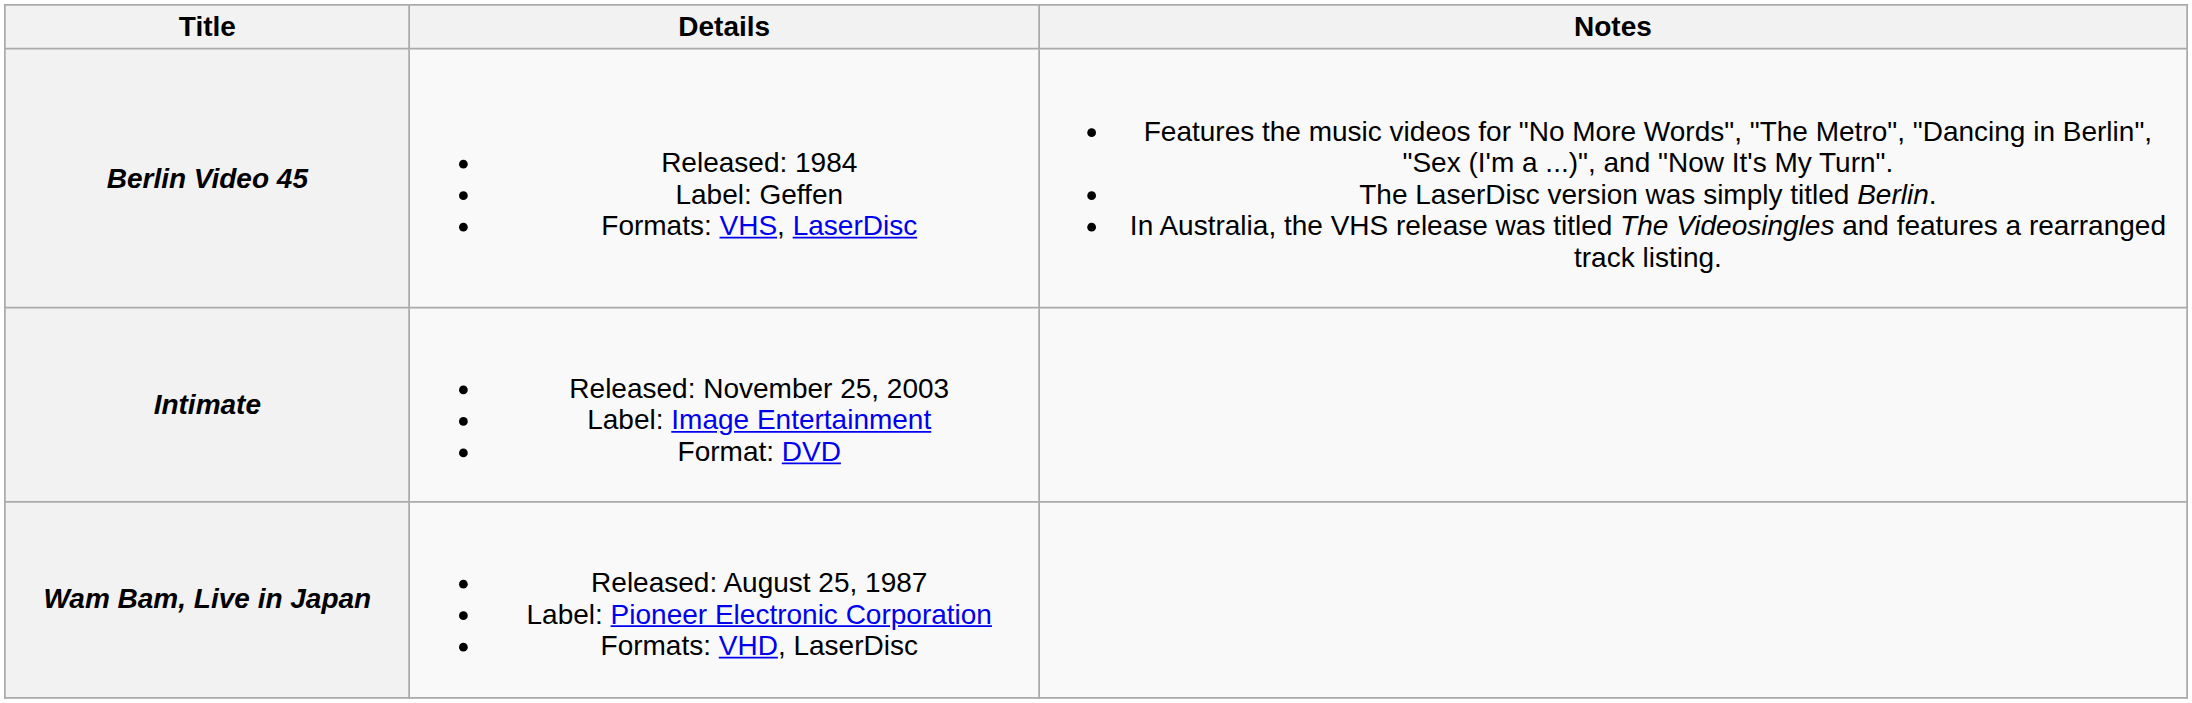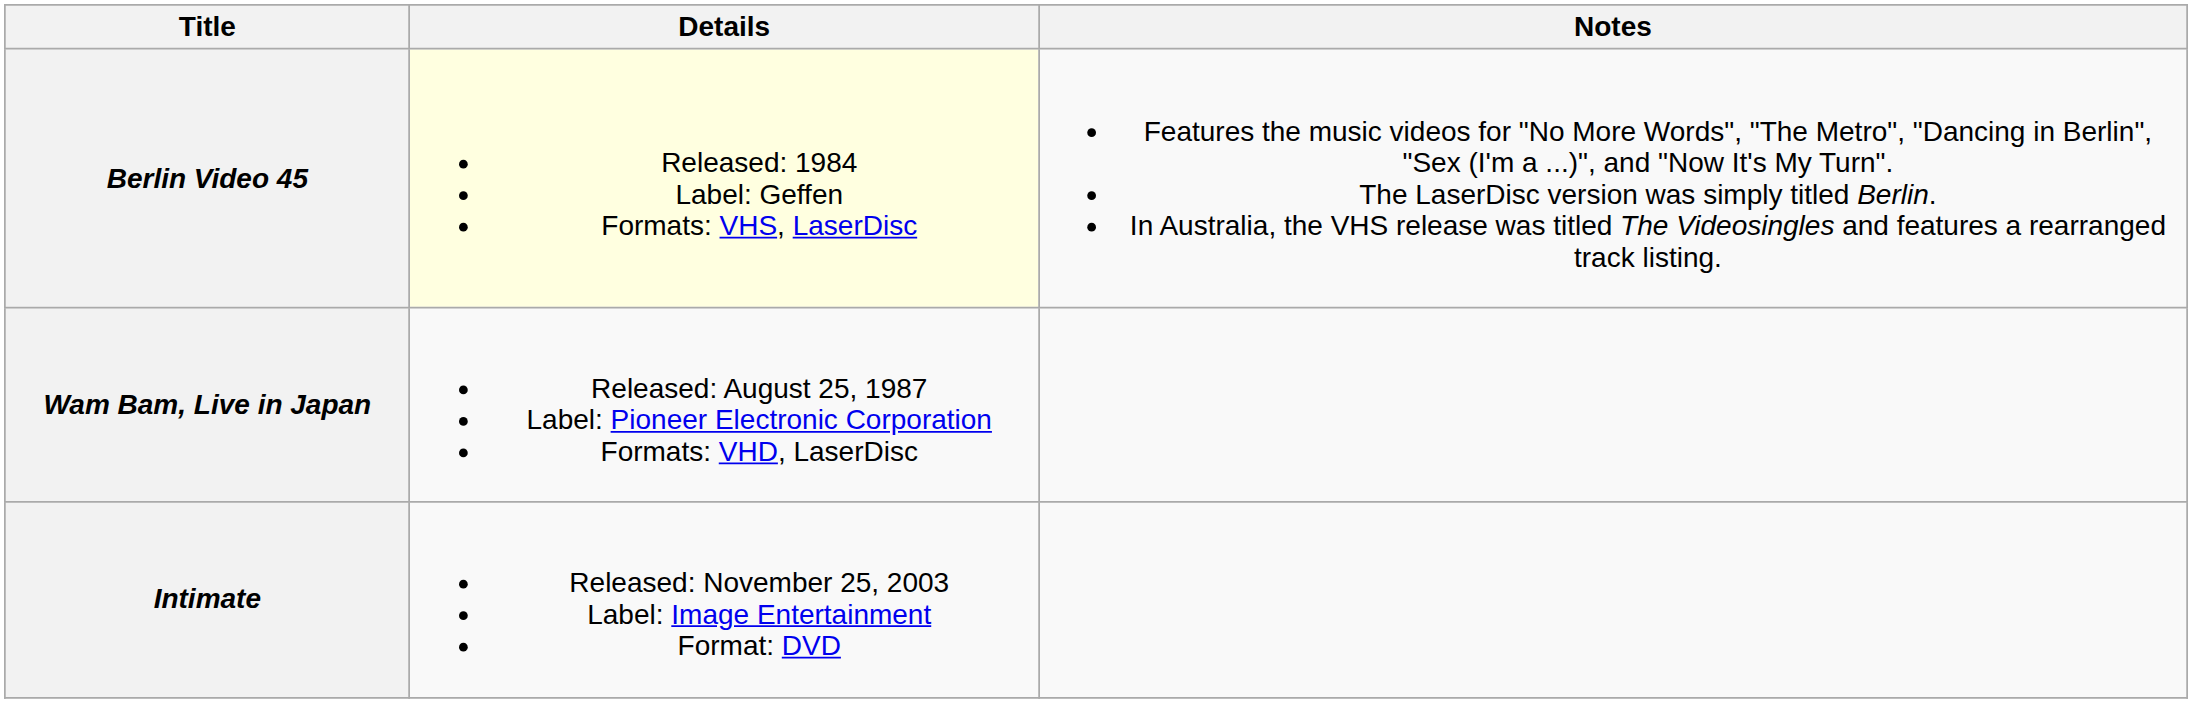(724, 194) no background -> (724, 194) lightyellow background
rows swapped: (207, 599) <-> (207, 404)
